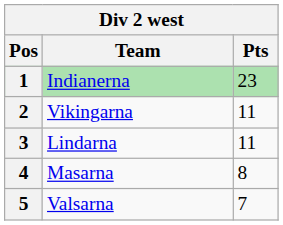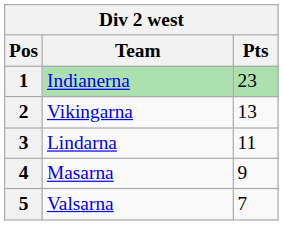(247, 111) 11 -> (247, 111) 13
(242, 173) 8 -> (242, 173) 9
